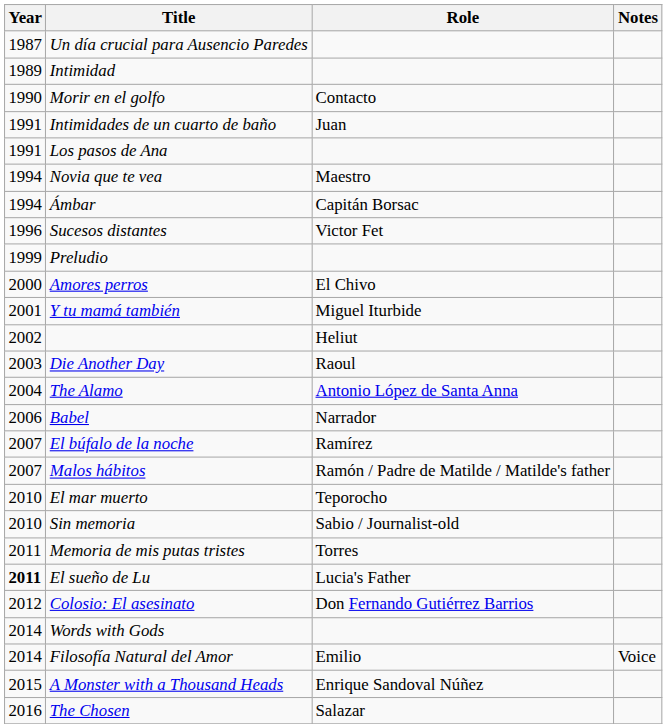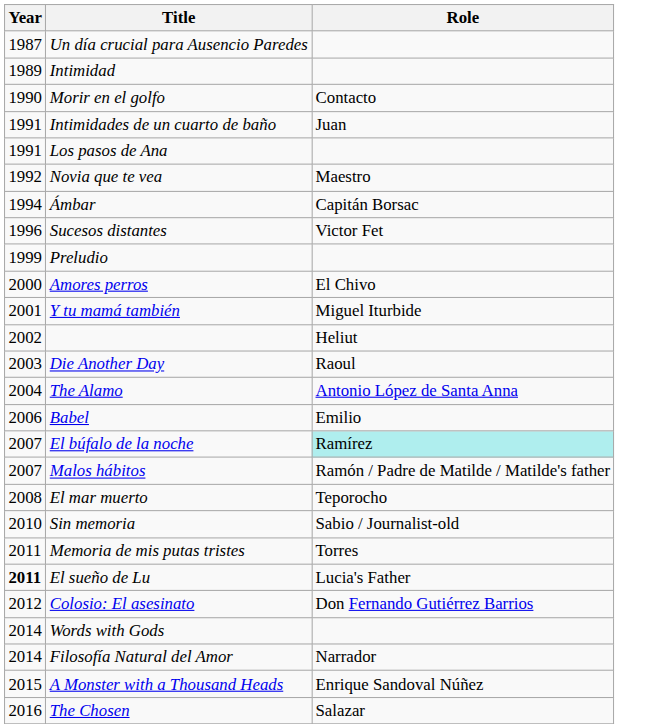- column: (638, 17)
(25, 177) 1994 -> (25, 177) 1992
(346, 417) Narrador -> (338, 417) Emilio
(344, 444) no background -> (344, 444) paleturquoise background
(25, 497) 2010 -> (25, 497) 2008
(338, 657) Emilio -> (346, 657) Narrador
